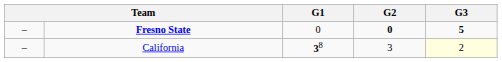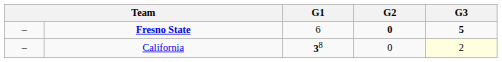(318, 30) 0 -> (318, 30) 6
(390, 48) 3 -> (390, 48) 0
